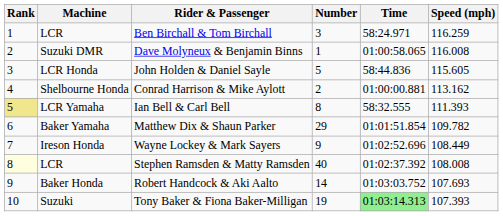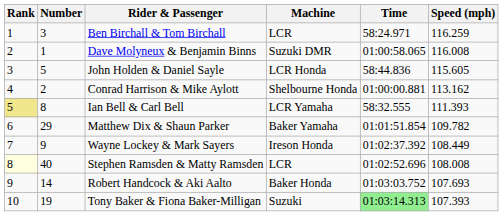columns swapped: (336, 13) <-> (84, 13)
(394, 145) 01:02:52.696 -> (394, 145) 01:02:37.392
(394, 164) 01:02:37.392 -> (394, 164) 01:02:52.696
